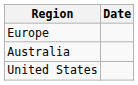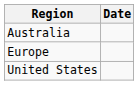rows swapped: (39, 52) <-> (28, 33)
